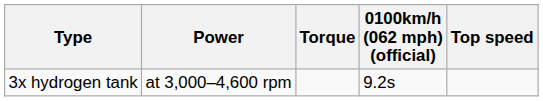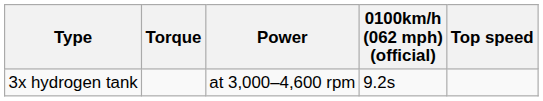columns swapped: (219, 37) <-> (327, 37)
